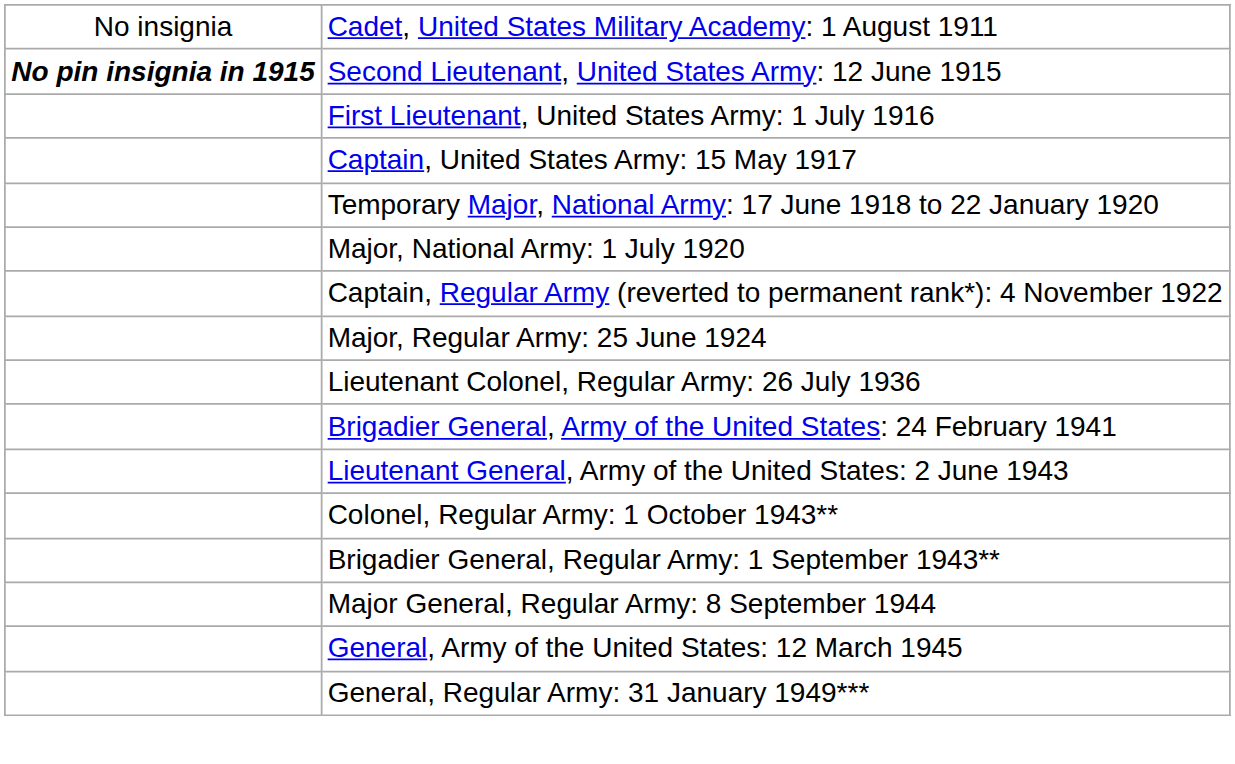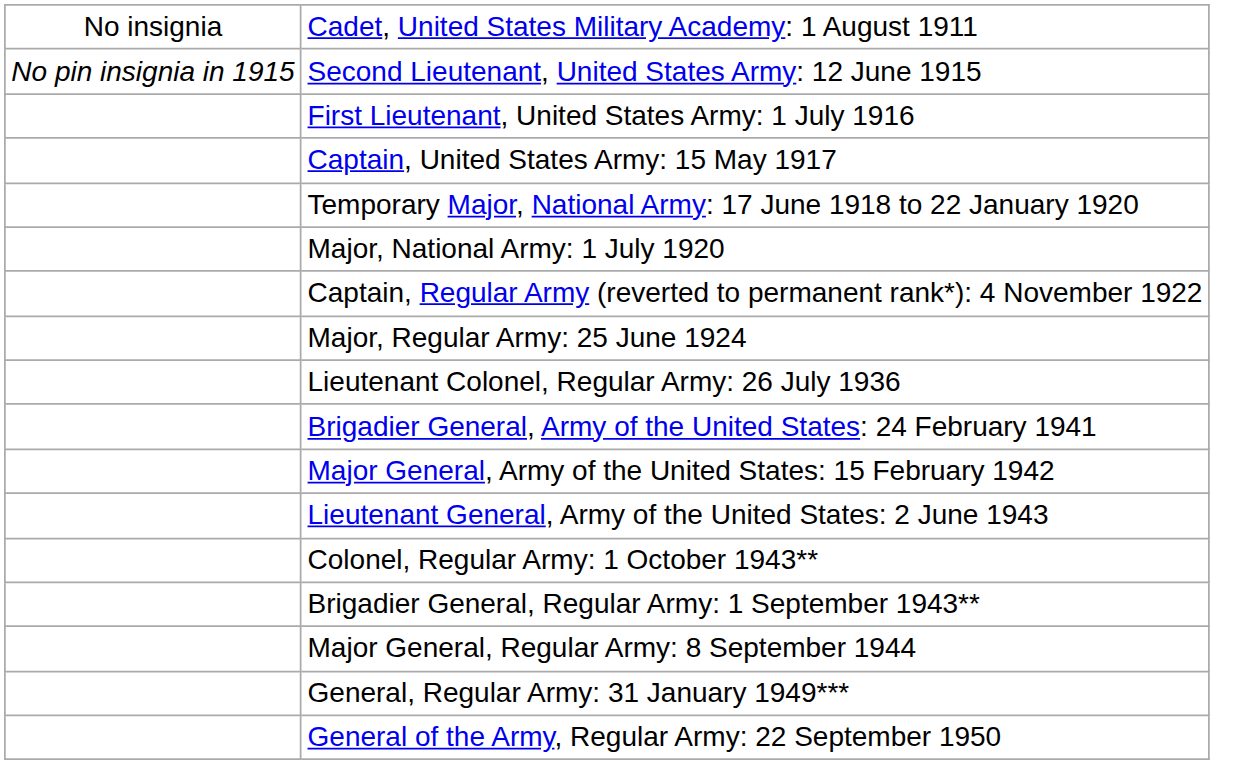(163, 71) bold -> (153, 71) normal
+ row: (681, 470)
- row: (645, 648)
+ row: (654, 737)
